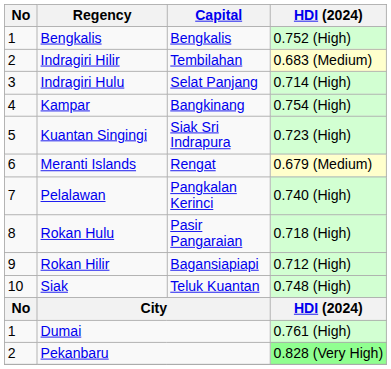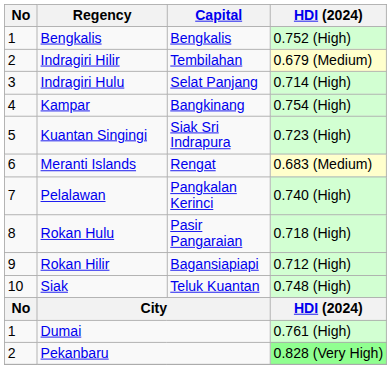(323, 60) 0.683 (Medium) -> (323, 60) 0.679 (Medium)
(323, 165) 0.679 (Medium) -> (323, 165) 0.683 (Medium)
